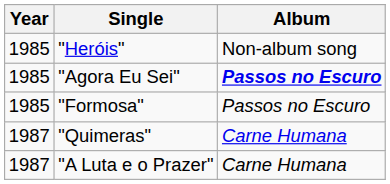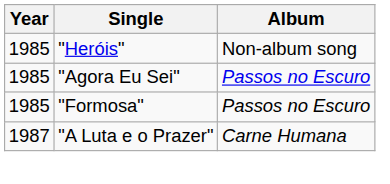(302, 77) bold -> (296, 77) normal
- row: (105, 135)
